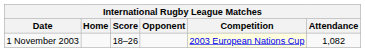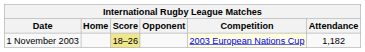(125, 41) no background -> (125, 41) khaki background
(334, 41) 1,082 -> (334, 41) 1,182
